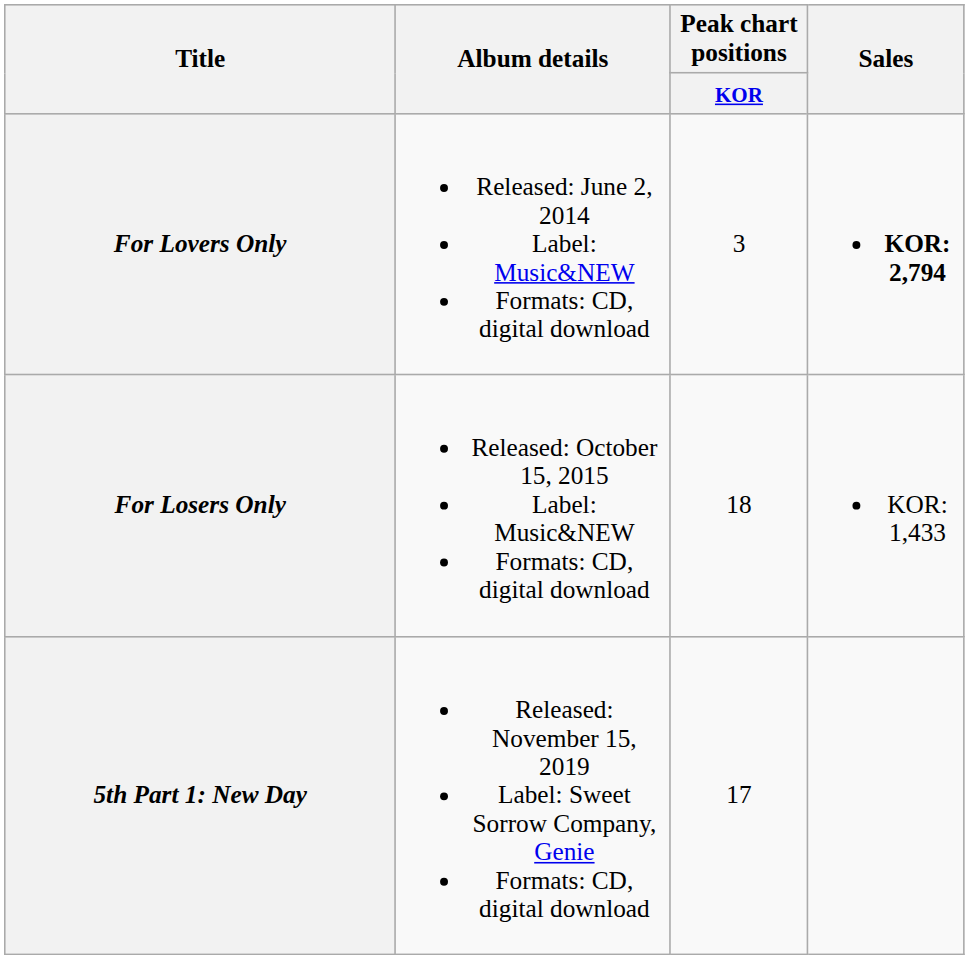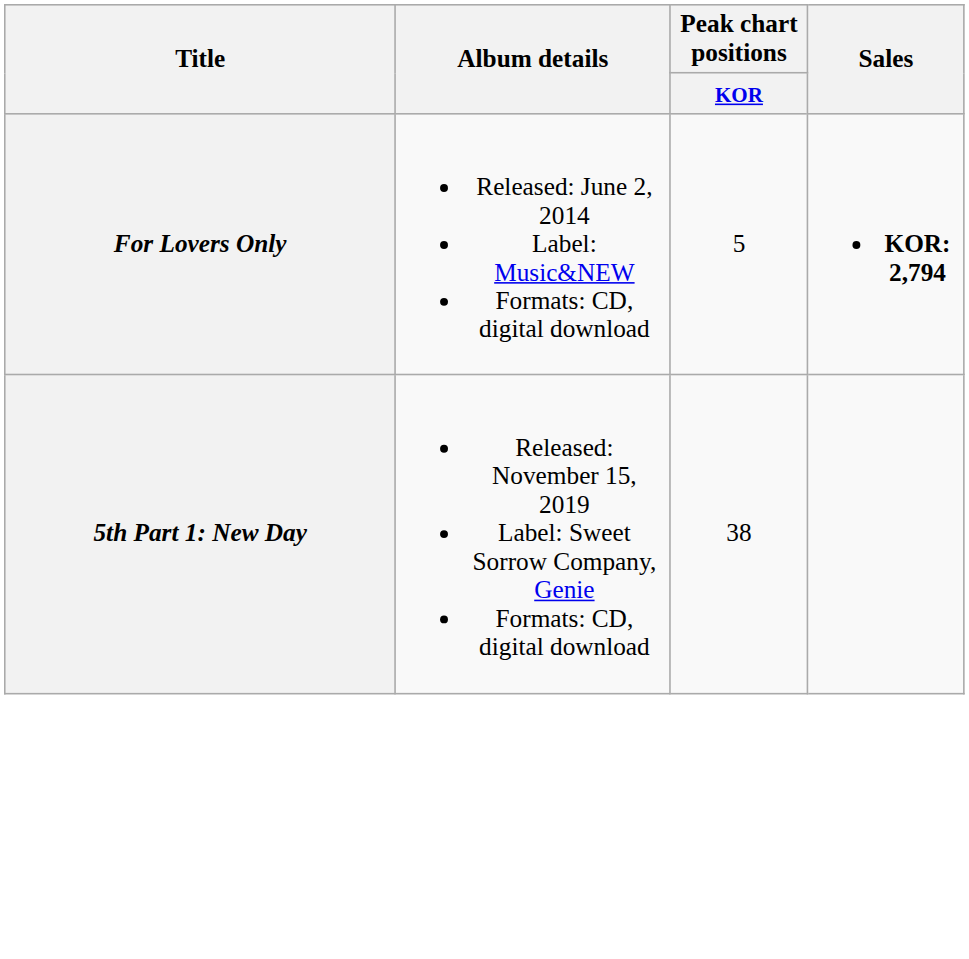(739, 243) 3 -> (739, 243) 5
- row: (200, 505)
(739, 794) 17 -> (739, 533) 38
